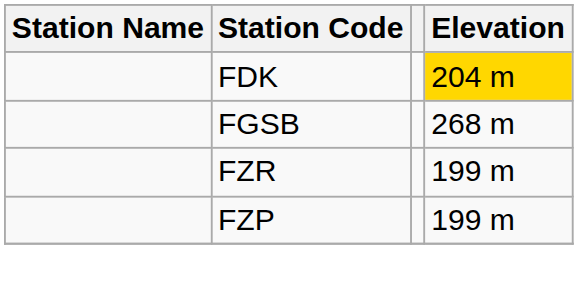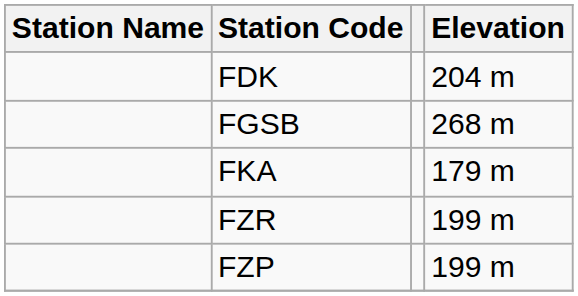(473, 76) gold background -> (473, 76) no background
+ row: (247, 171)
